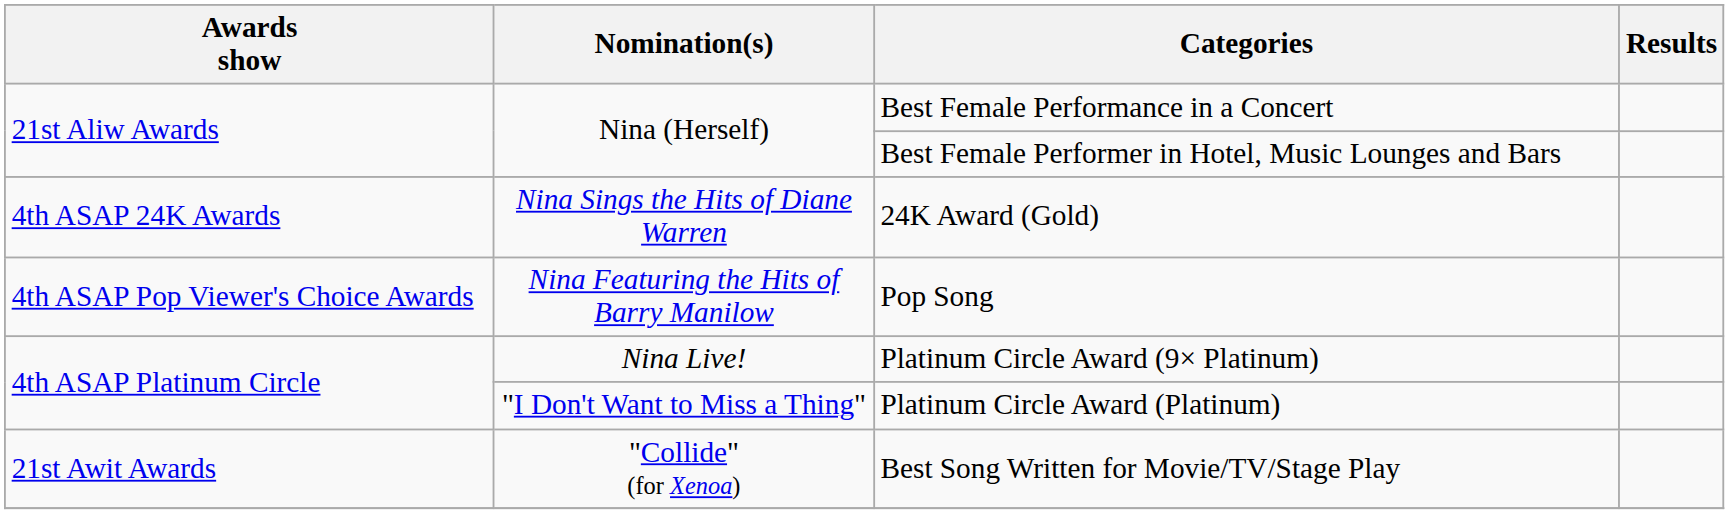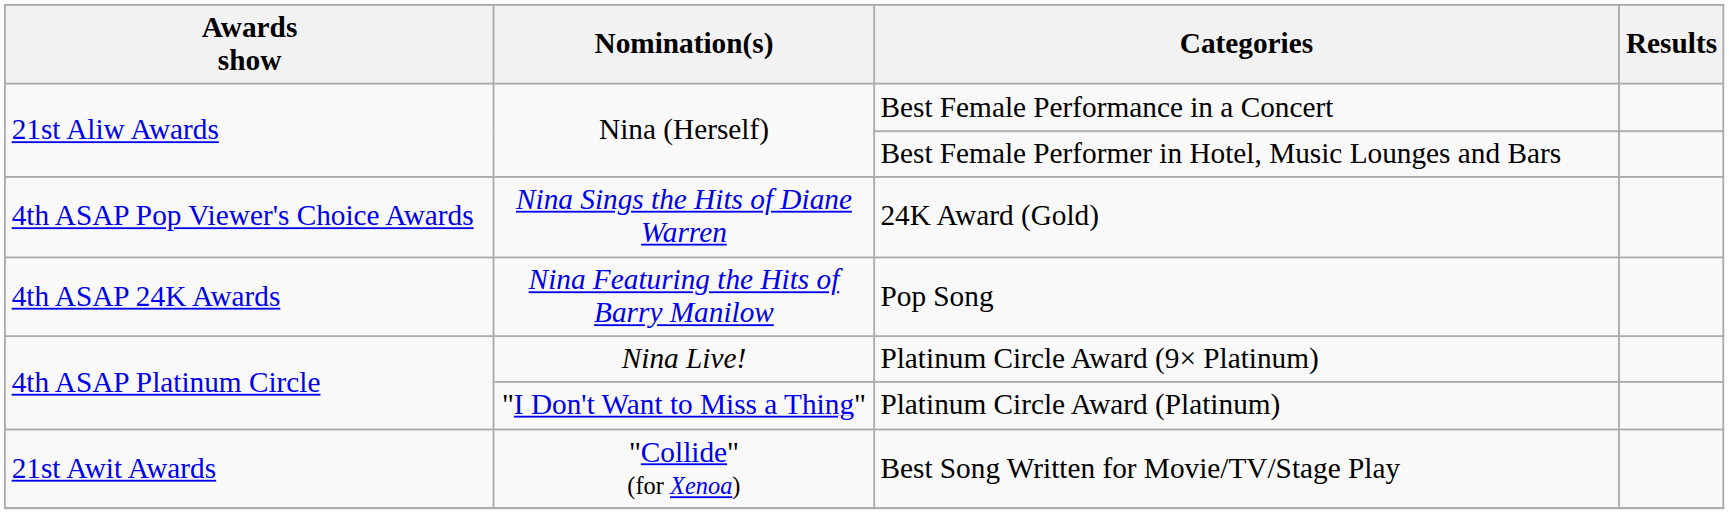(146, 216) 4th ASAP 24K Awards -> (243, 216) 4th ASAP Pop Viewer's Choice Awards
(243, 295) 4th ASAP Pop Viewer's Choice Awards -> (146, 295) 4th ASAP 24K Awards
